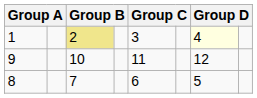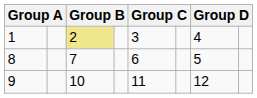(197, 37) lightyellow background -> (197, 37) no background
rows swapped: (12, 81) <-> (12, 59)
